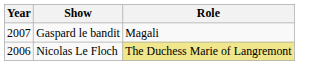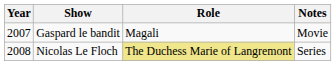+ column: (312, 13)
(19, 51) 2006 -> (19, 51) 2008
